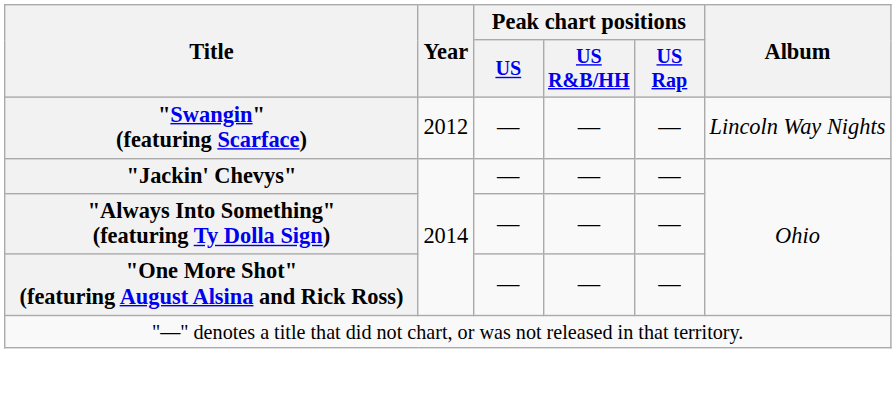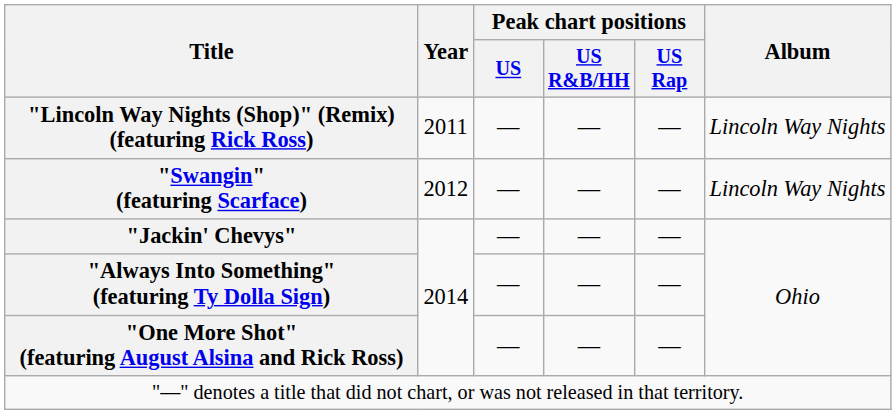+ row: (211, 127)
